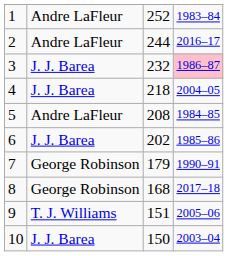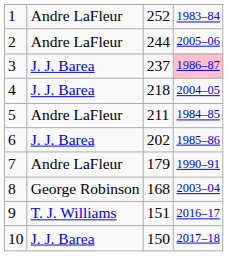(198, 41) 2016–17 -> (198, 41) 2005–06
(158, 66) 232 -> (158, 66) 237
(158, 115) 208 -> (158, 115) 211
(85, 164) George Robinson -> (77, 164) Andre LaFleur
(198, 189) 2017–18 -> (198, 189) 2003–04
(198, 213) 2005–06 -> (198, 213) 2016–17
(198, 238) 2003–04 -> (198, 238) 2017–18
